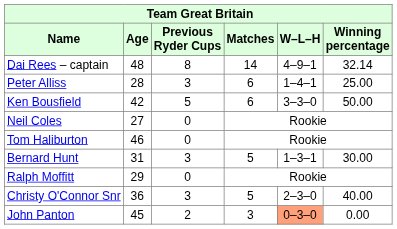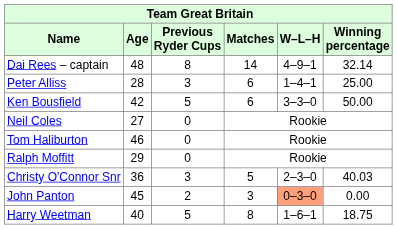- row: (43, 158)
(358, 196) 40.00 -> (358, 177) 40.03
+ row: (49, 214)
